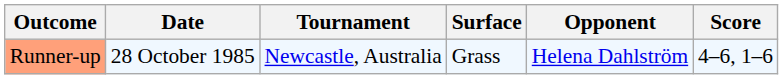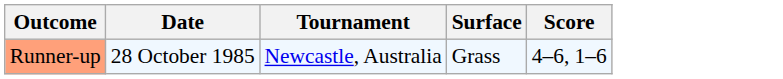- column: (610, 21)
